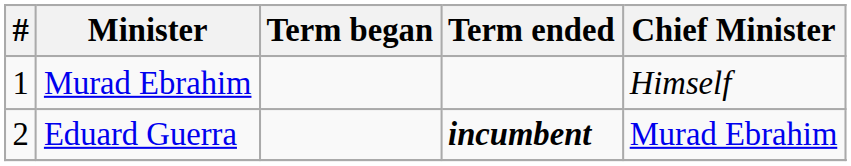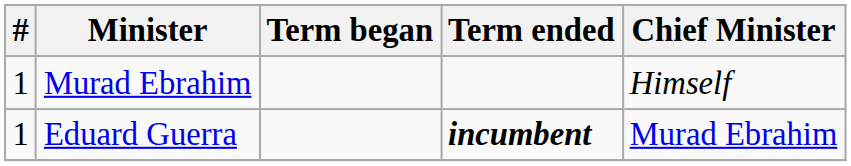(21, 133) 2 -> (21, 133) 1
